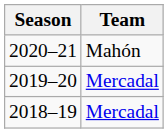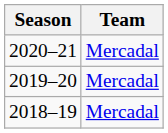(113, 50) Mahón -> (122, 50) Mercadal
